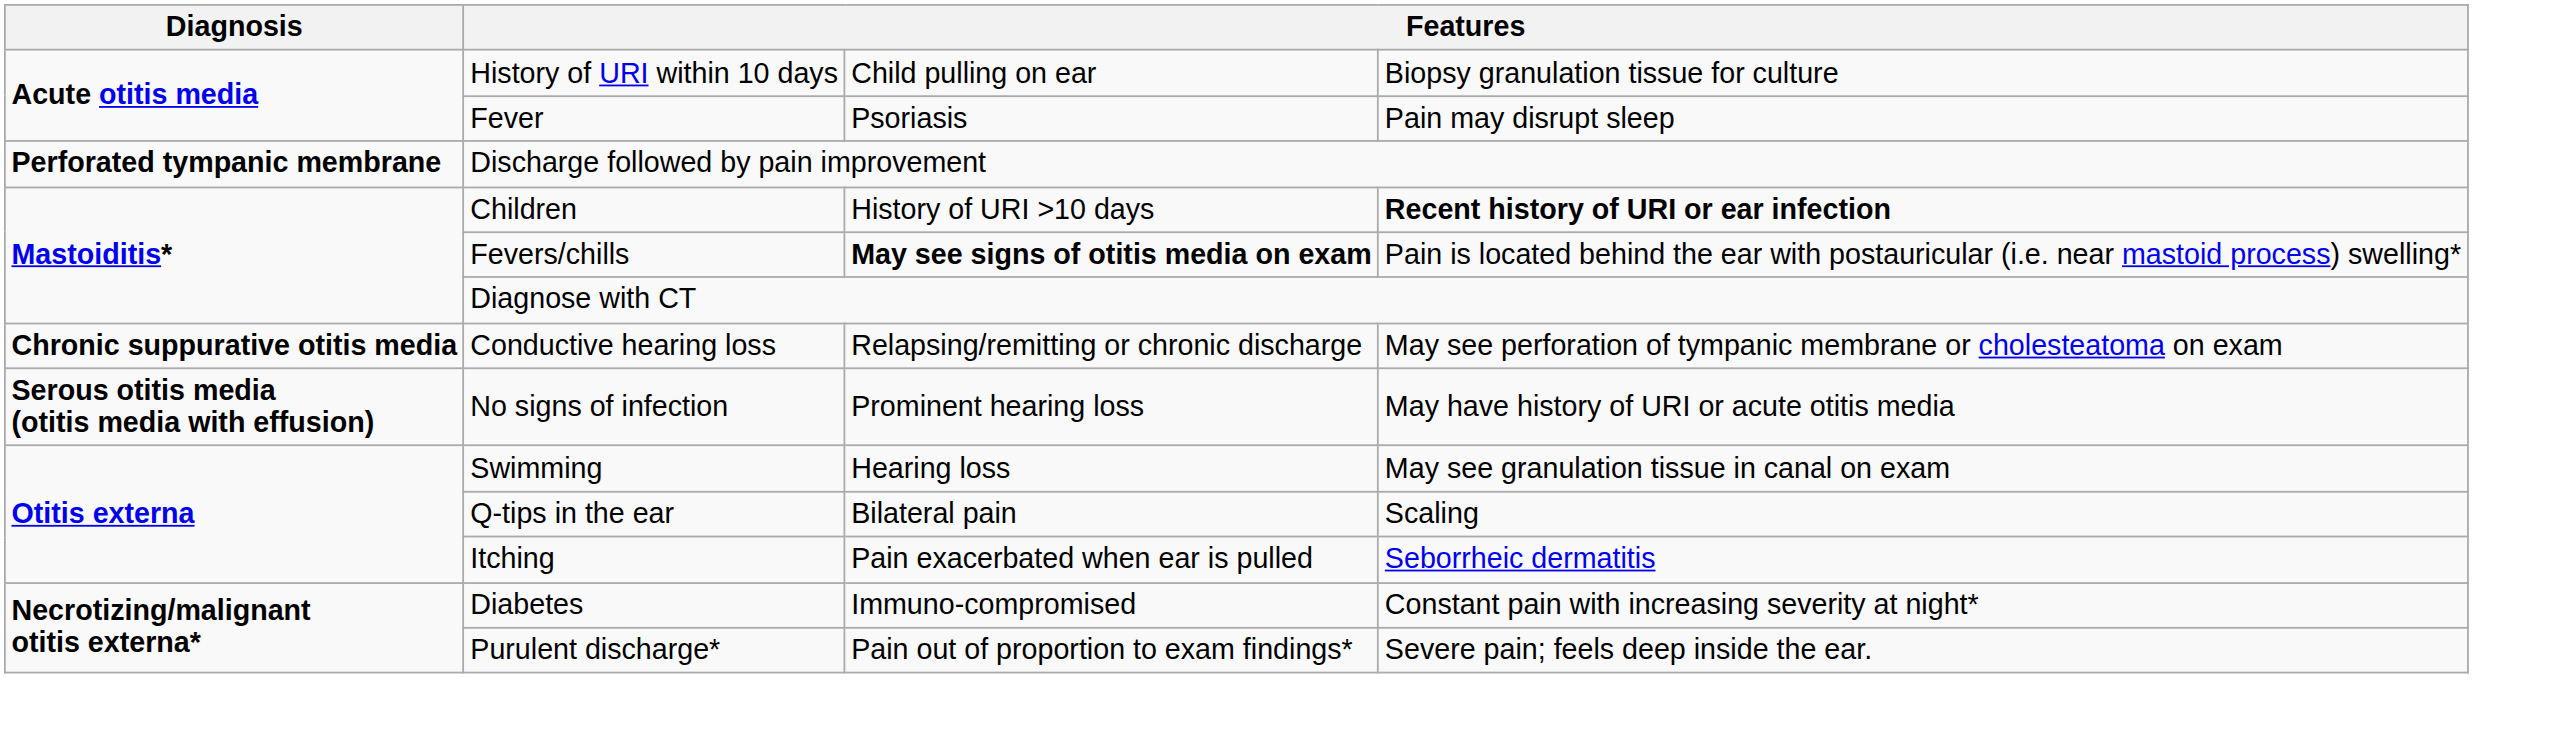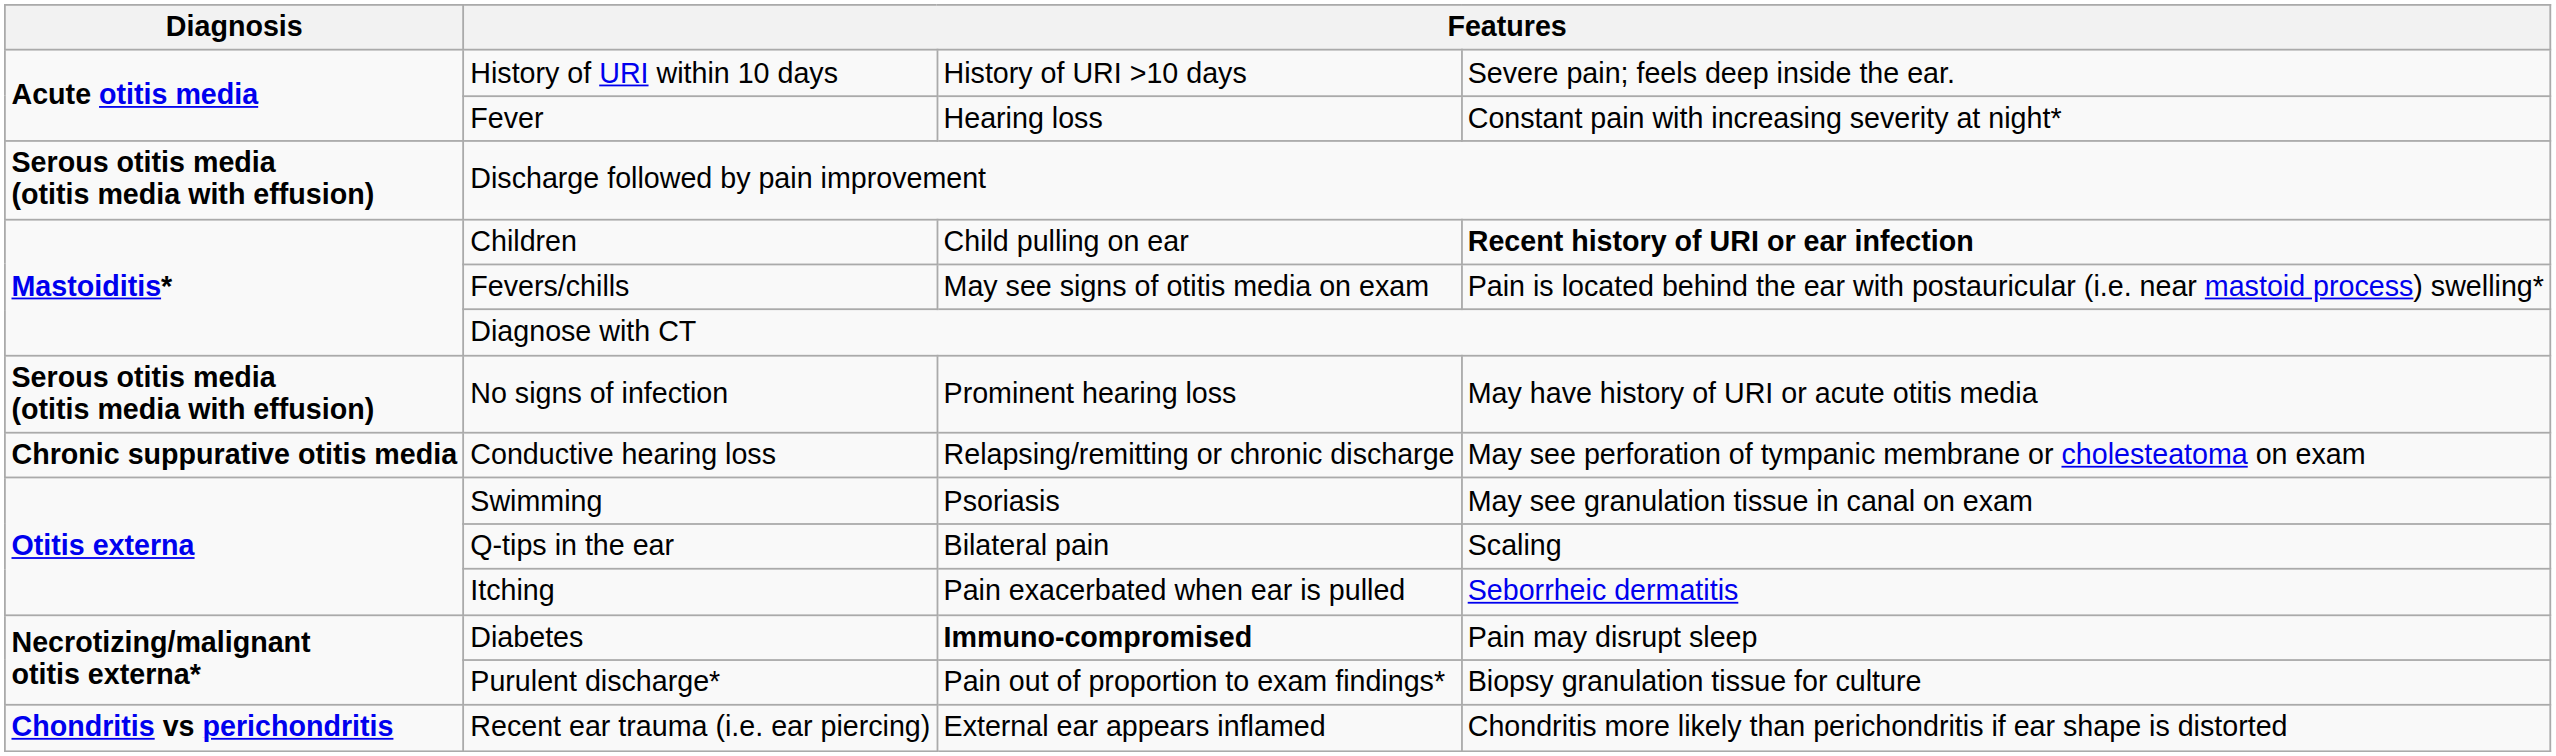(974, 72) Child pulling on ear -> (1095, 72) History of URI >10 days
(1612, 72) Biopsy granulation tissue for culture -> (1711, 72) Severe pain; feels deep inside the ear.
(909, 118) Psoriasis -> (1023, 118) Hearing loss
(1530, 118) Pain may disrupt sleep -> (1765, 118) Constant pain with increasing severity at night*
(226, 163) Perforated tympanic membrane -> (193, 179) Serous otitis media (otitis media with effusion)
(1003, 208) History of URI >10 days -> (1066, 241) Child pulling on ear
(1111, 254) bold -> (1186, 286) normal
rows swapped: (623, 345) <-> (599, 406)
(931, 468) Hearing loss -> (1002, 500) Psoriasis
(994, 604) normal -> (1098, 636) bold
(1682, 604) Constant pain with increasing severity at night* -> (1613, 636) Pain may disrupt sleep
(1628, 649) Severe pain; feels deep inside the ear. -> (1695, 682) Biopsy granulation tissue for culture
+ row: (700, 727)
